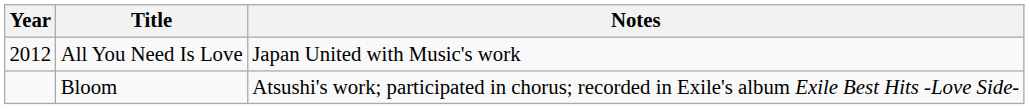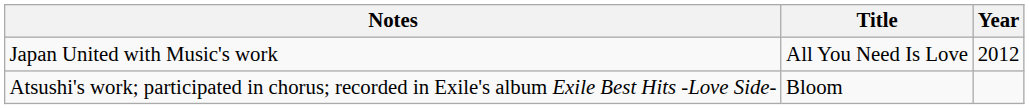columns swapped: (30, 20) <-> (636, 20)
